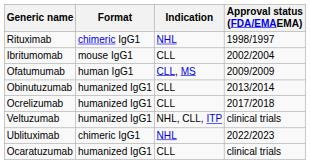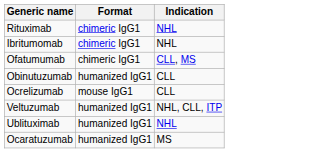- column: (265, 18)
(105, 55) mouse IgG1 -> (109, 44) chimeric IgG1
(166, 55) CLL -> (167, 44) NHL
(106, 71) human IgG1 -> (109, 60) chimeric IgG1
(115, 103) humanized IgG1 -> (105, 92) mouse IgG1
(109, 135) chimeric IgG1 -> (115, 124) humanized IgG1
(166, 151) CLL -> (164, 140) MS
